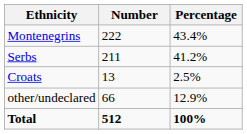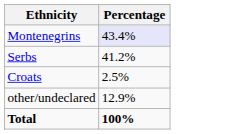- column: (134, 14)
(190, 35) no background -> (119, 35) lavender background
